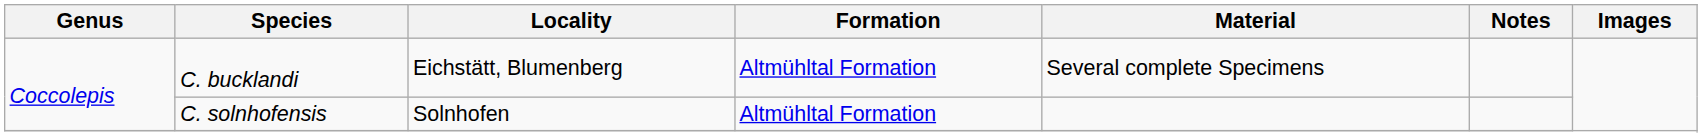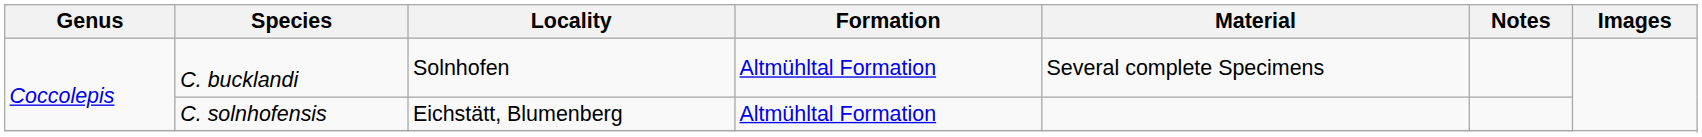(518, 67) Eichstätt, Blumenberg -> (461, 67) Solnhofen
(461, 113) Solnhofen -> (518, 113) Eichstätt, Blumenberg
